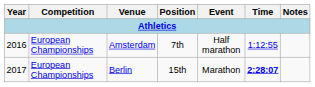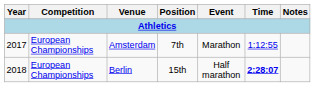(17, 46) 2016 -> (17, 46) 2017
(221, 46) Half marathon -> (221, 46) Marathon
(17, 70) 2017 -> (17, 70) 2018
(221, 70) Marathon -> (221, 70) Half marathon
